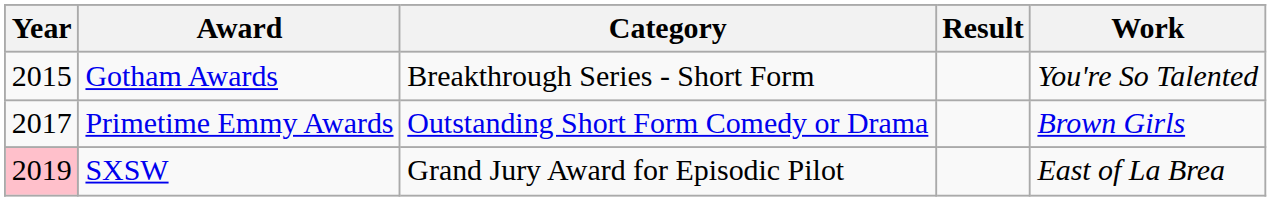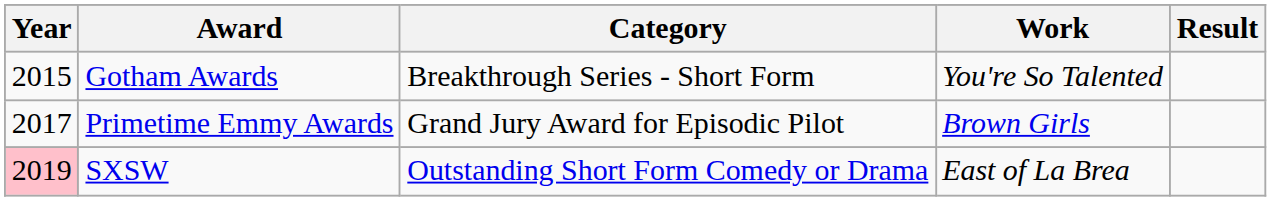columns swapped: (1148, 28) <-> (983, 28)
(668, 123) Outstanding Short Form Comedy or Drama -> (626, 123) Grand Jury Award for Episodic Pilot
(626, 170) Grand Jury Award for Episodic Pilot -> (668, 170) Outstanding Short Form Comedy or Drama
